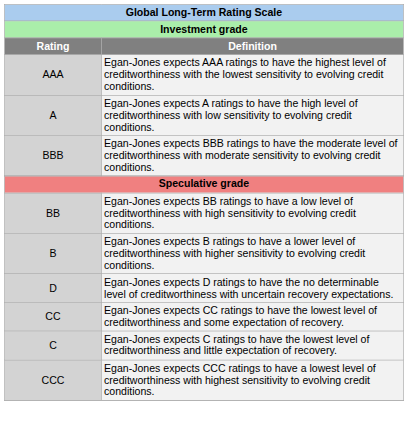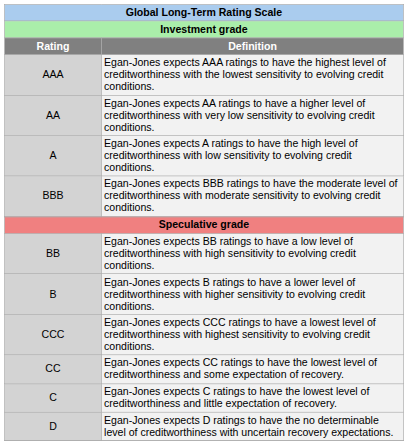+ row: (53, 115)
rows swapped: (53, 380) <-> (53, 288)
